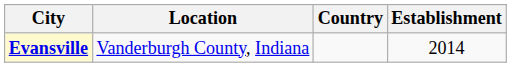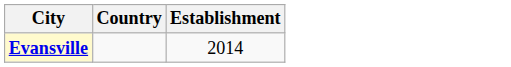- column: (203, 18)
